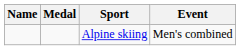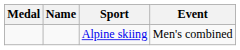columns swapped: (60, 14) <-> (22, 14)
